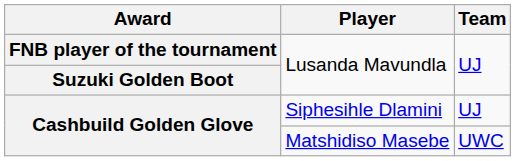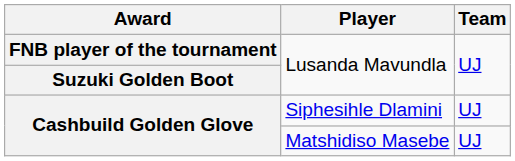(481, 140) UWC -> (470, 140) UJ
